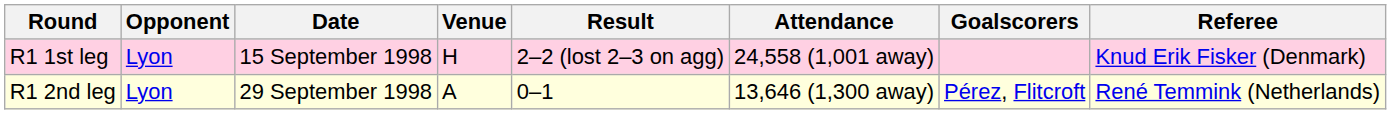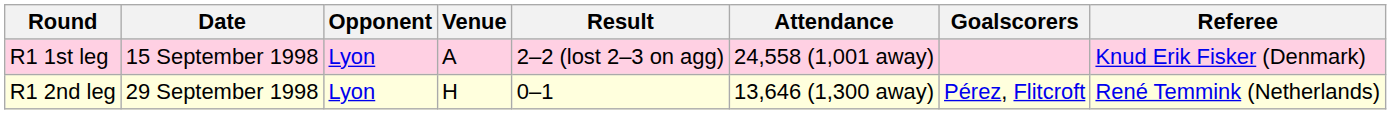columns swapped: (336, 21) <-> (178, 21)
(450, 56) H -> (449, 56) A
(449, 91) A -> (450, 91) H
